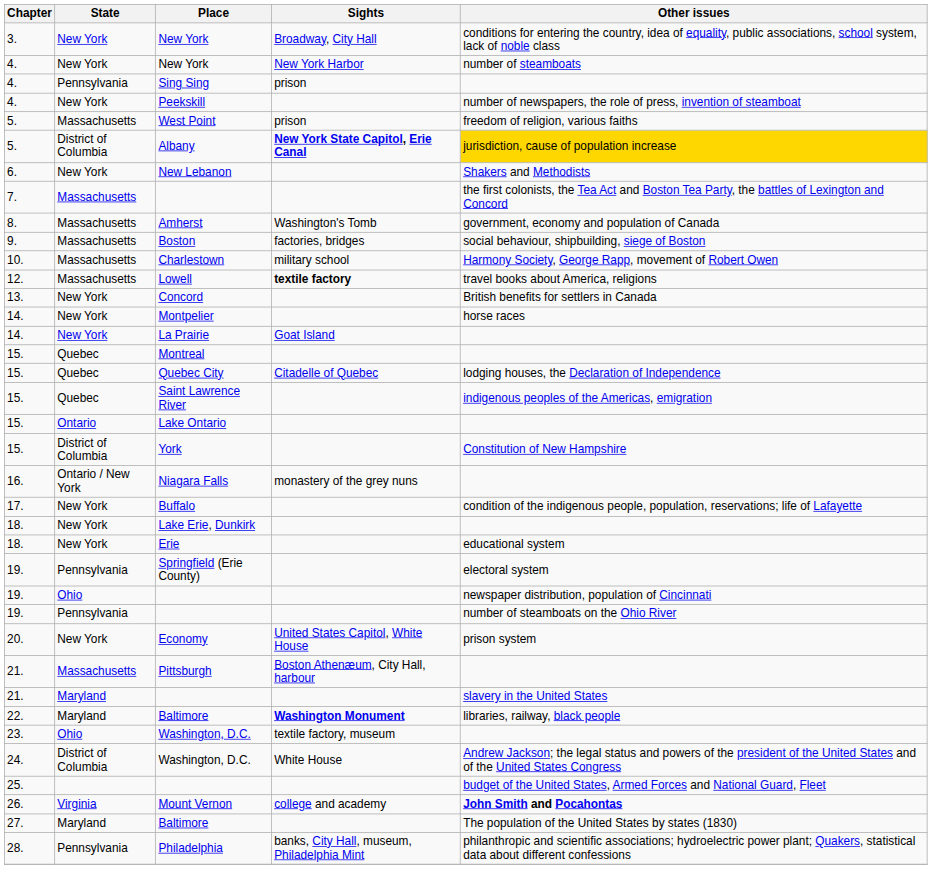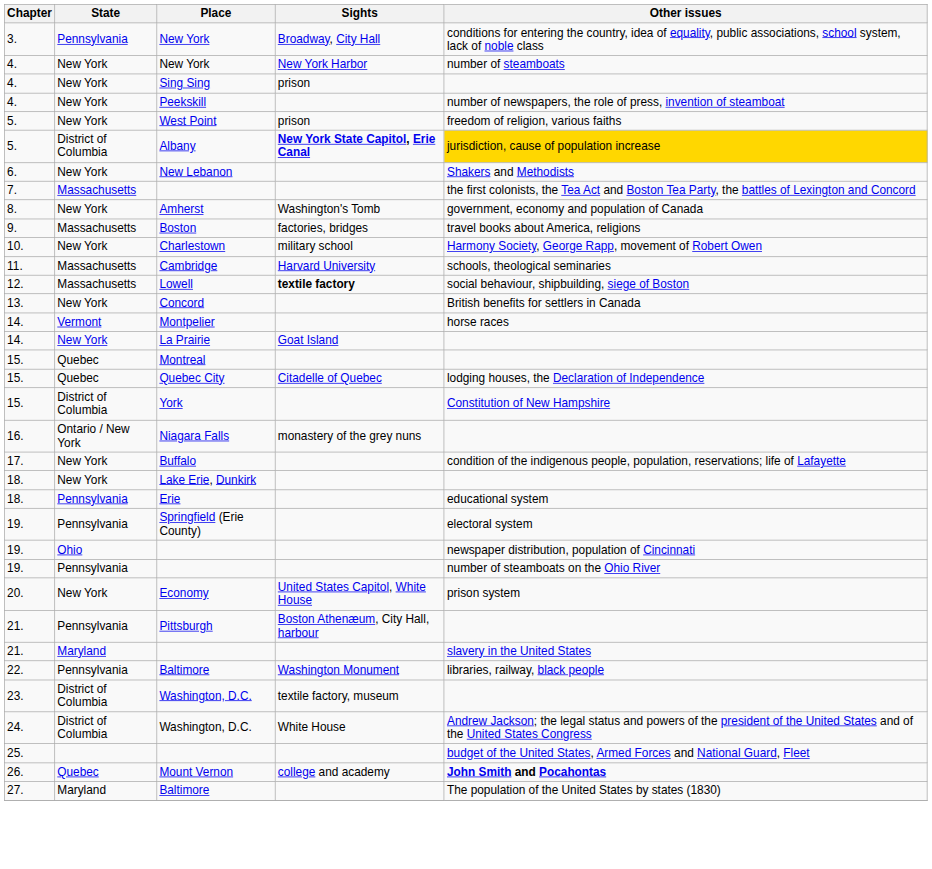(82, 39) New York -> (93, 39) Pennsylvania
(93, 83) Pennsylvania -> (82, 83) New York
(97, 121) Massachusetts -> (82, 121) New York
(97, 222) Massachusetts -> (82, 209) New York
(584, 241) social behaviour, shipbuilding, siege of Boston -> (544, 228) travel books about America, religions
(97, 260) Massachusetts -> (82, 247) New York
+ row: (15, 265)
(560, 279) travel books about America, religions -> (568, 284) social behaviour, shipbuilding, siege of Boston
(82, 316) New York -> (79, 322) Vermont
- row: (15, 398)
- row: (15, 423)
(82, 544) New York -> (93, 499) Pennsylvania
(97, 671) Massachusetts -> (93, 626) Pennsylvania
(82, 715) Maryland -> (93, 670) Pennsylvania
(339, 715) bold -> (338, 670) normal
(70, 734) Ohio -> (82, 695) District of Columbia
(77, 804) Virginia -> (78, 772) Quebec
- row: (15, 848)
